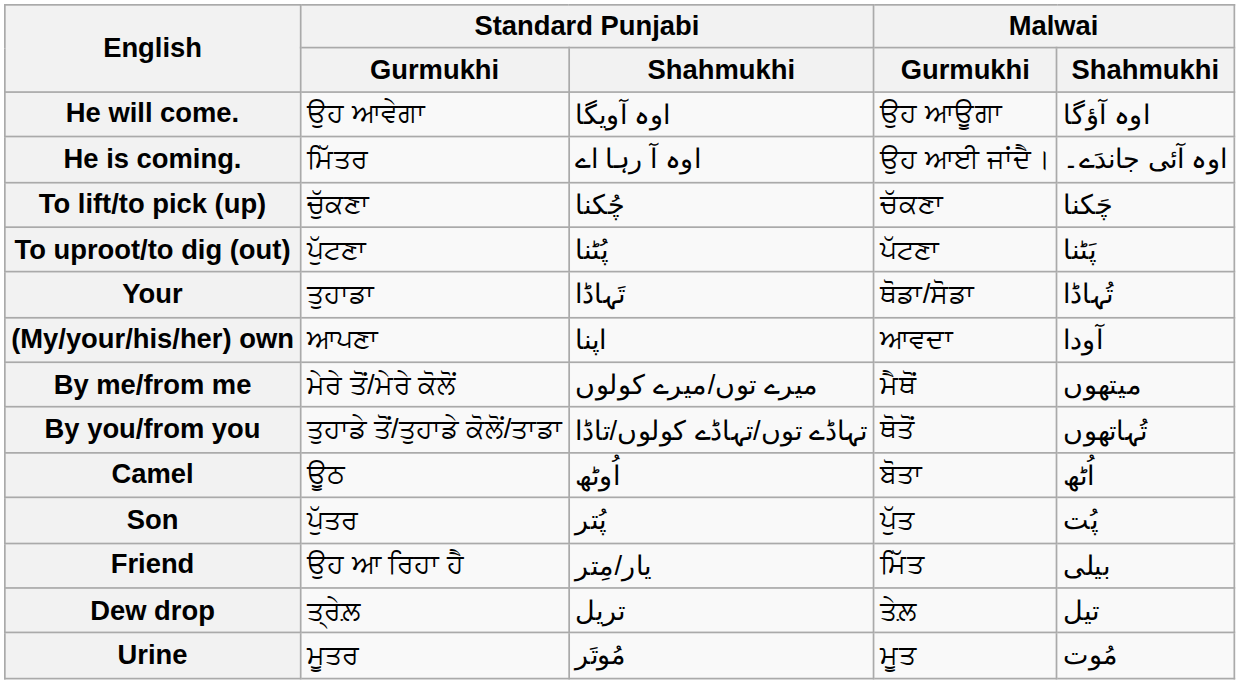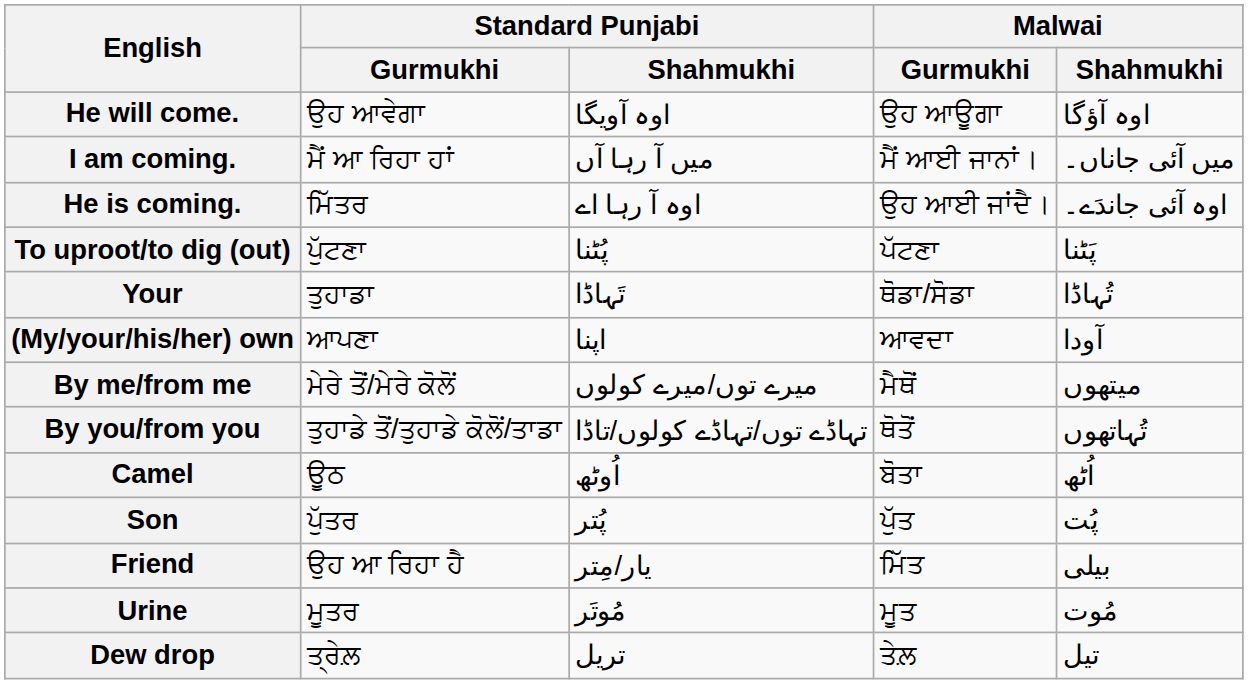+ row: (153, 158)
- row: (153, 204)
rows swapped: (153, 655) <-> (153, 609)
